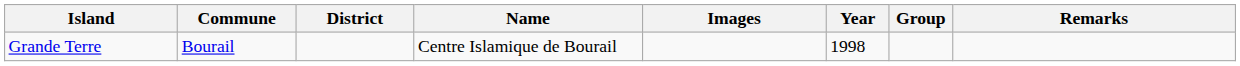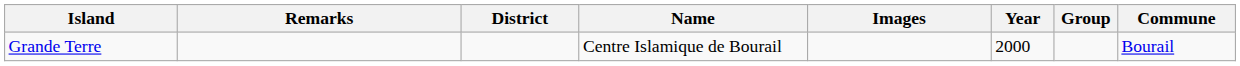columns swapped: (237, 18) <-> (1094, 18)
(848, 46) 1998 -> (1013, 46) 2000
